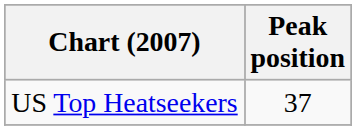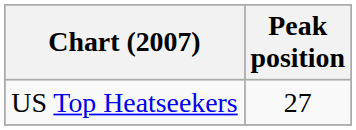(298, 102) 37 -> (298, 102) 27
